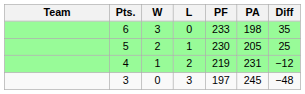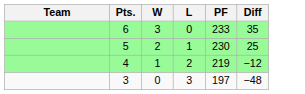- column: (253, 13)
